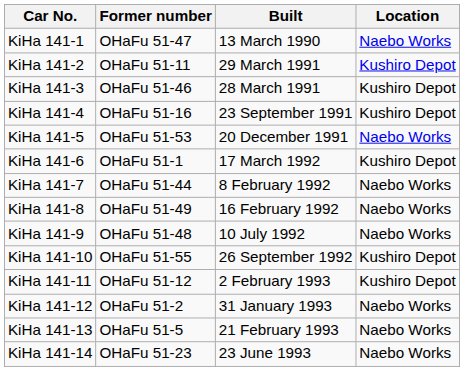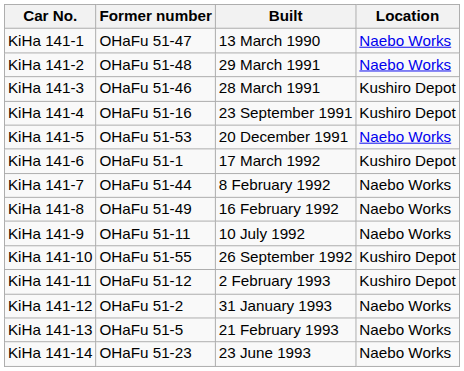(145, 64) OHaFu 51-11 -> (146, 64) OHaFu 51-48
(408, 64) Kushiro Depot -> (405, 64) Naebo Works
(146, 233) OHaFu 51-48 -> (145, 233) OHaFu 51-11
